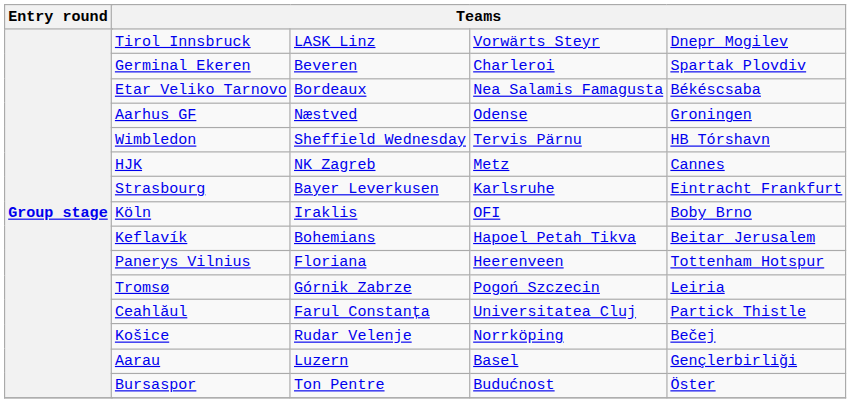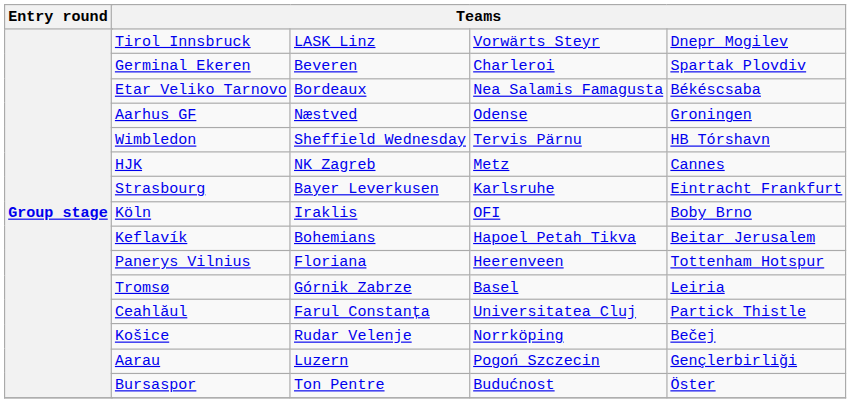(537, 287) Pogoń Szczecin -> (496, 287) Basel
(496, 361) Basel -> (537, 361) Pogoń Szczecin
